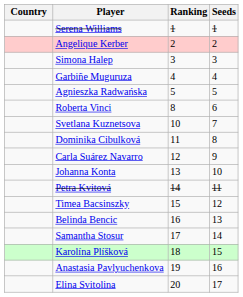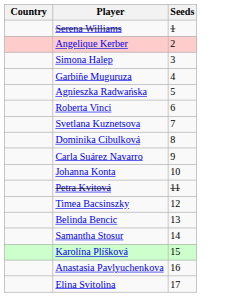- column: (189, 12)
